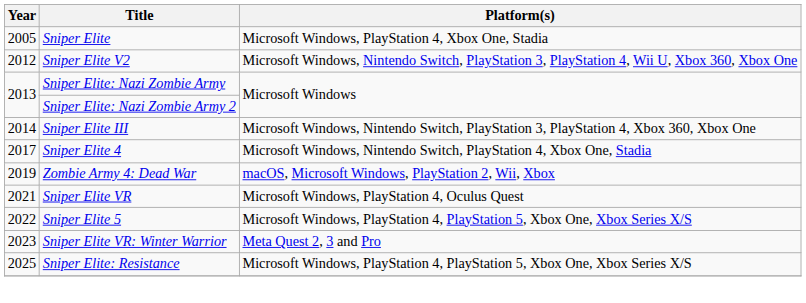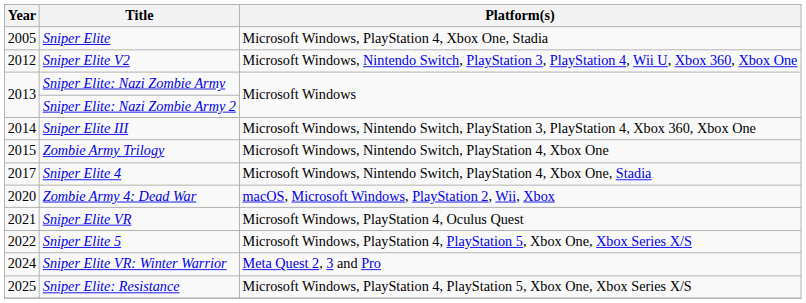+ row: (104, 151)
(22, 173) 2019 -> (22, 196) 2020
(22, 241) 2023 -> (22, 264) 2024
